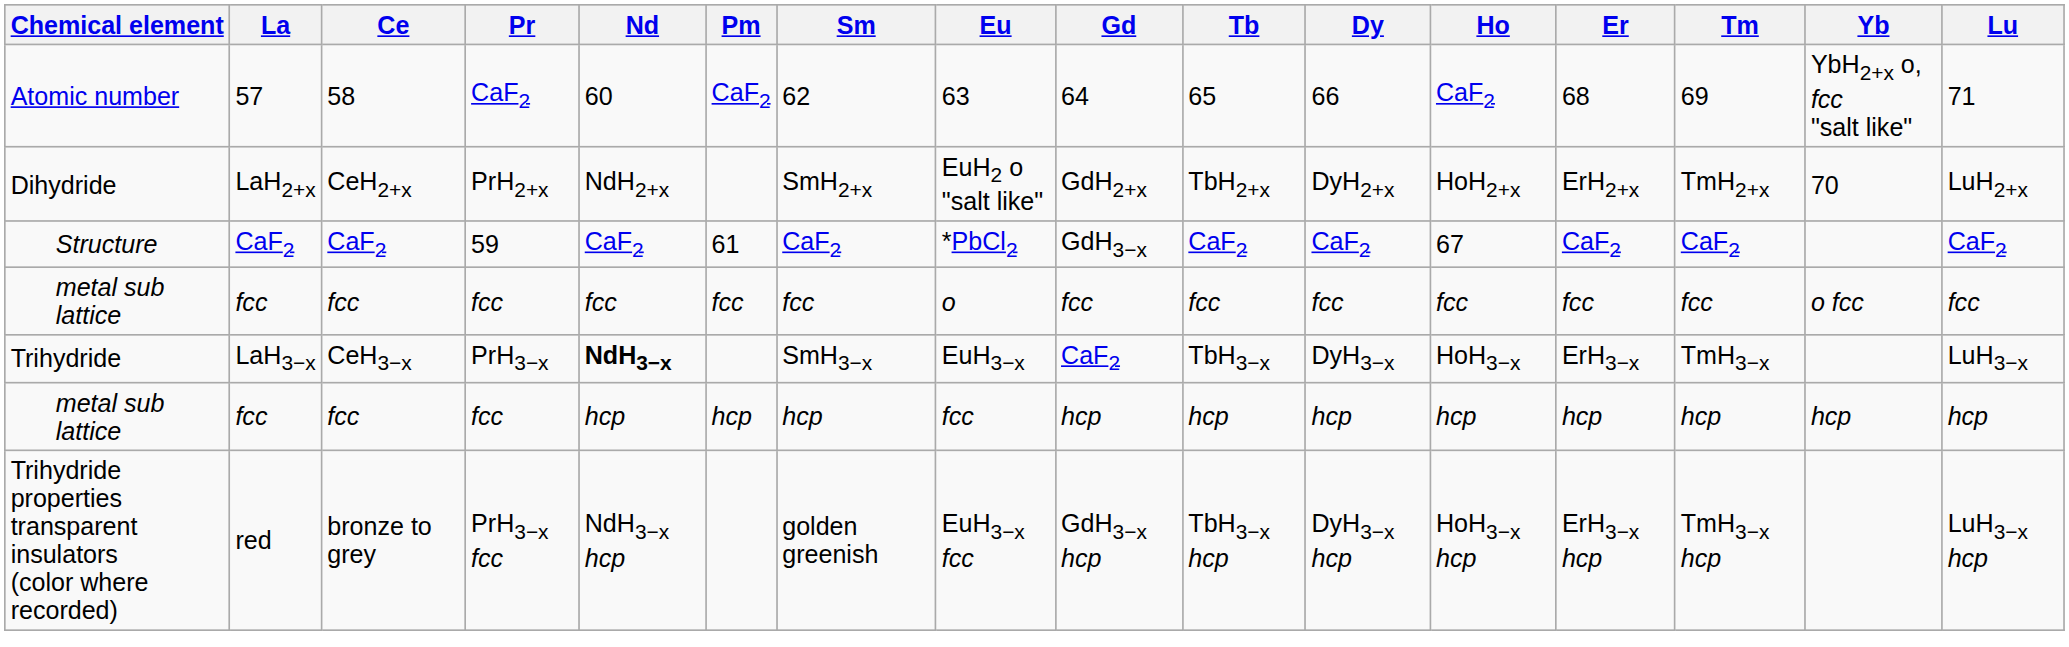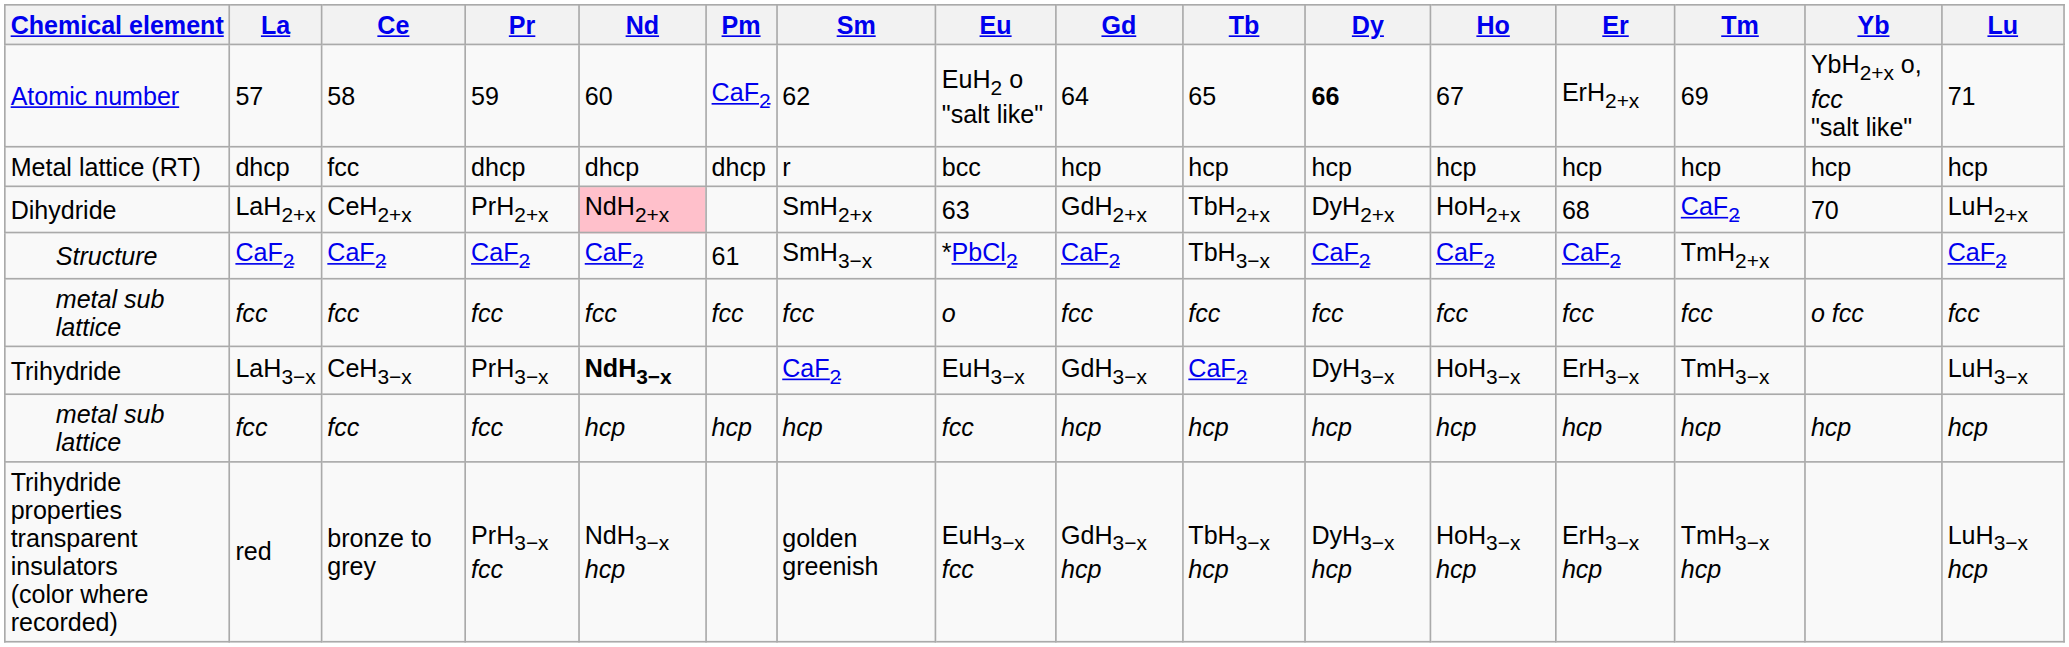(501, 96) CaF2 -> (485, 96) 59
(956, 96) 63 -> (992, 96) EuH2 o "salt like"
(1325, 96) normal -> (1325, 96) bold
(1465, 96) CaF2 -> (1450, 96) 67
(1576, 96) 68 -> (1601, 96) ErH2+x
+ row: (106, 167)
(627, 184) no background -> (627, 210) pink background
(992, 184) EuH2 o "salt like" -> (956, 210) 63
(1601, 184) ErH2+x -> (1576, 210) 68
(1725, 184) TmH2+x -> (1710, 210) CaF2
(485, 245) 59 -> (501, 256) CaF2
(812, 245) CaF2 -> (827, 256) SmH3−x
(1104, 245) GdH3−x -> (1091, 256) CaF2
(1218, 245) CaF2 -> (1229, 256) TbH3−x
(1450, 245) 67 -> (1465, 256) CaF2
(1710, 245) CaF2 -> (1725, 256) TmH2+x
(827, 359) SmH3−x -> (812, 371) CaF2
(1091, 359) CaF2 -> (1104, 371) GdH3−x
(1229, 359) TbH3−x -> (1218, 371) CaF2
